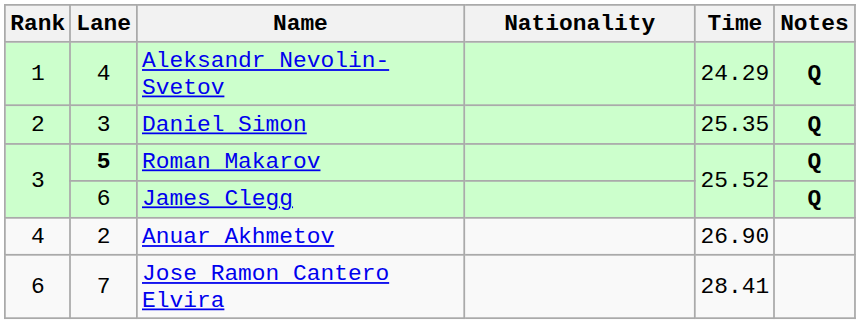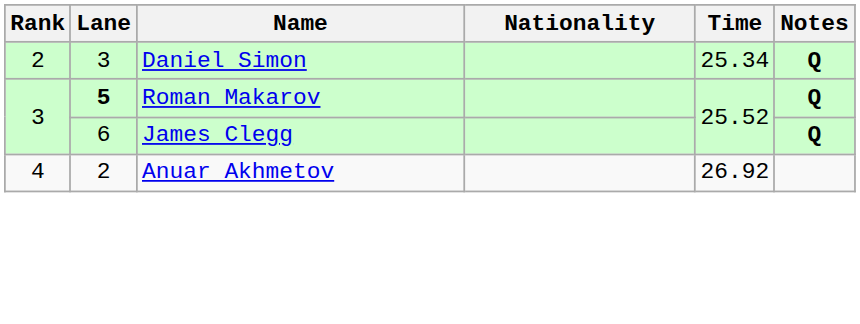- row: (266, 74)
(735, 125) 25.35 -> (735, 61) 25.34
(735, 236) 26.90 -> (735, 173) 26.92
- row: (266, 287)
